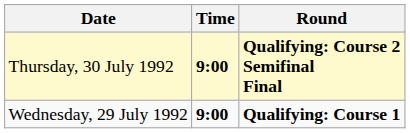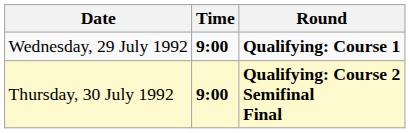rows swapped: (98, 113) <-> (91, 66)
